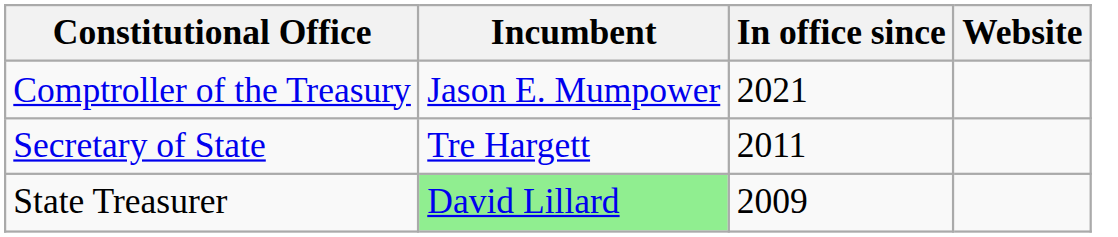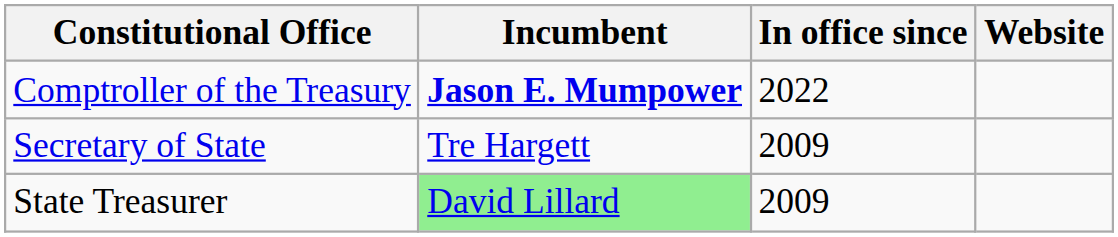(574, 88) normal -> (585, 88) bold
(772, 88) 2021 -> (794, 88) 2022
(771, 145) 2011 -> (794, 145) 2009
